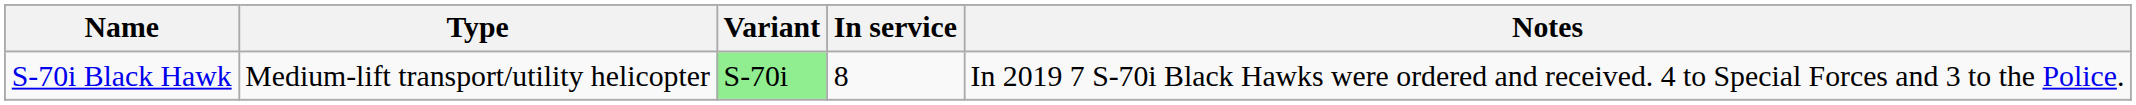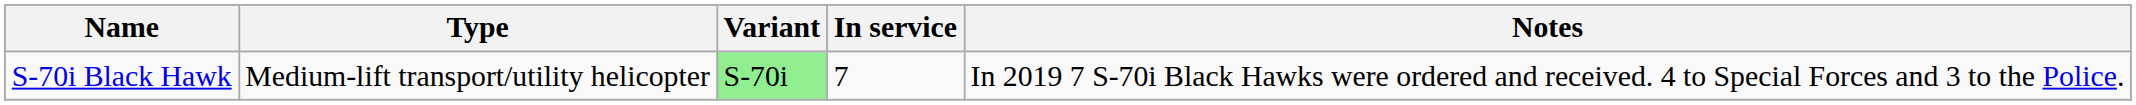(841, 75) 8 -> (841, 75) 7
